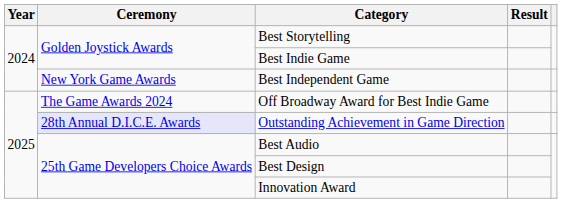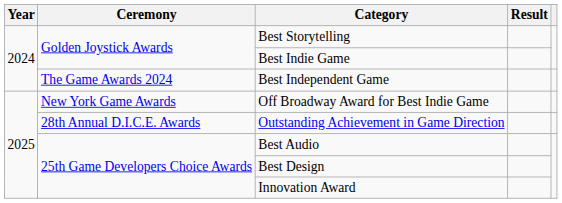(108, 79) New York Game Awards -> (107, 79) The Game Awards 2024
(107, 101) The Game Awards 2024 -> (108, 101) New York Game Awards
(121, 123) lavender background -> (121, 123) no background
